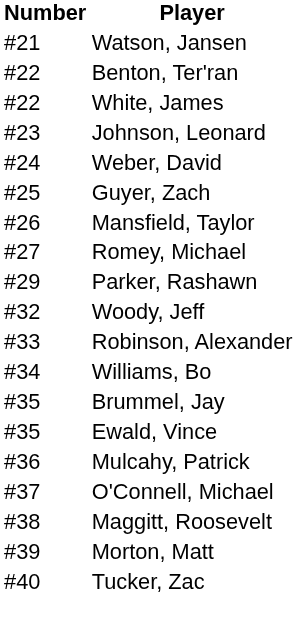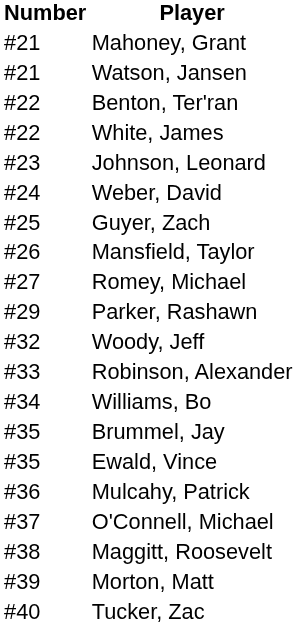+ row: (169, 43)
